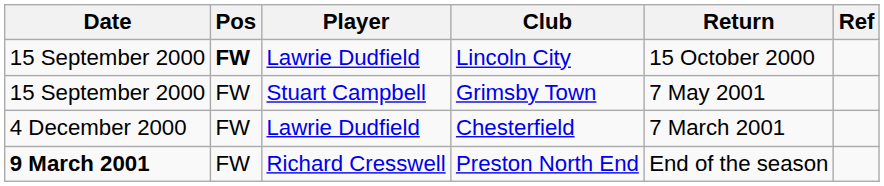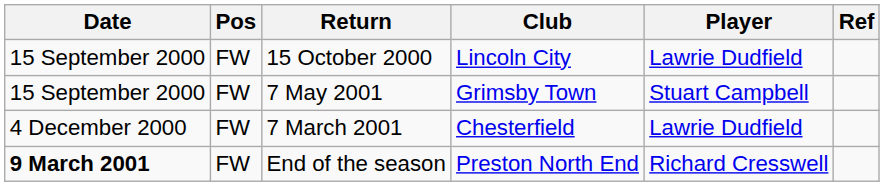columns swapped: (356, 22) <-> (739, 22)
(233, 57) bold -> (233, 57) normal
